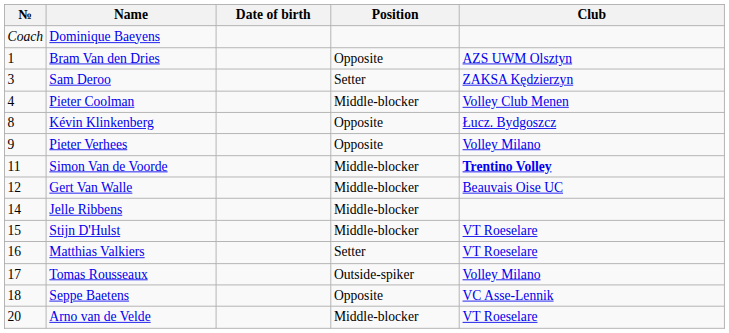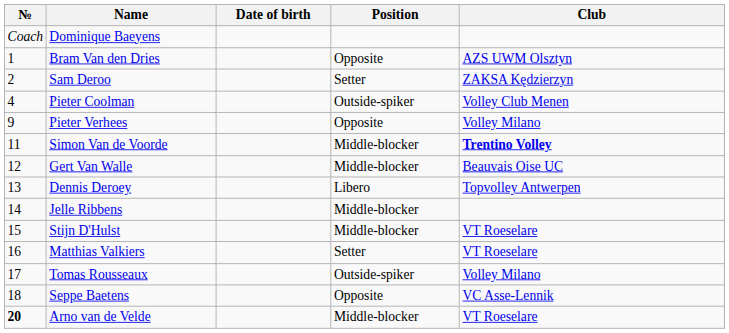(11, 79) 3 -> (11, 79) 2
(376, 101) Middle-blocker -> (374, 101) Outside-spiker
- row: (102, 123)
+ row: (90, 187)
(14, 317) normal -> (14, 317) bold
